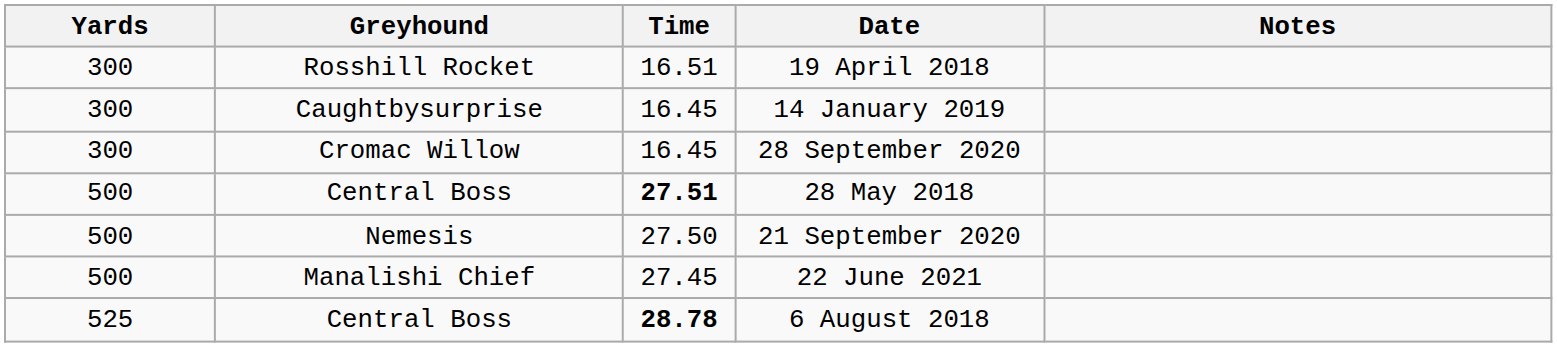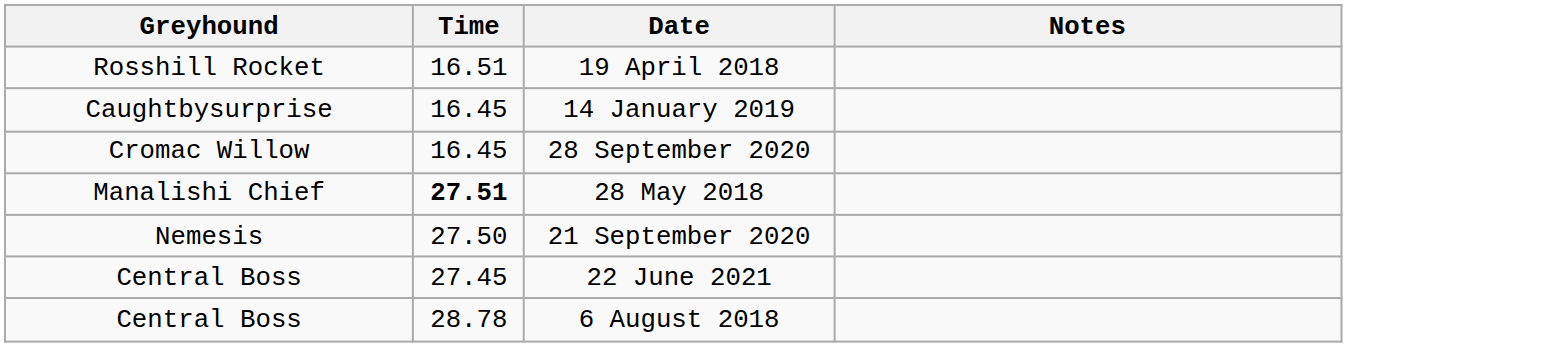- column: (110, 26)
(419, 194) Central Boss -> (209, 194) Manalishi Chief
(419, 278) Manalishi Chief -> (209, 278) Central Boss
(679, 320) bold -> (469, 320) normal
